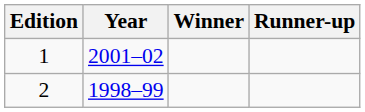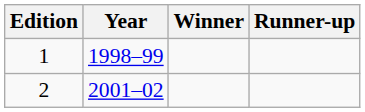(126, 55) 2001–02 -> (126, 55) 1998–99
(126, 90) 1998–99 -> (126, 90) 2001–02
